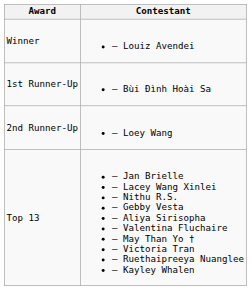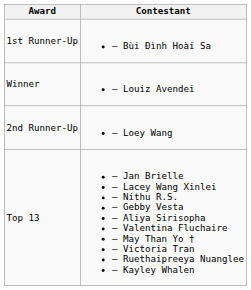rows swapped: (23, 41) <-> (42, 85)
